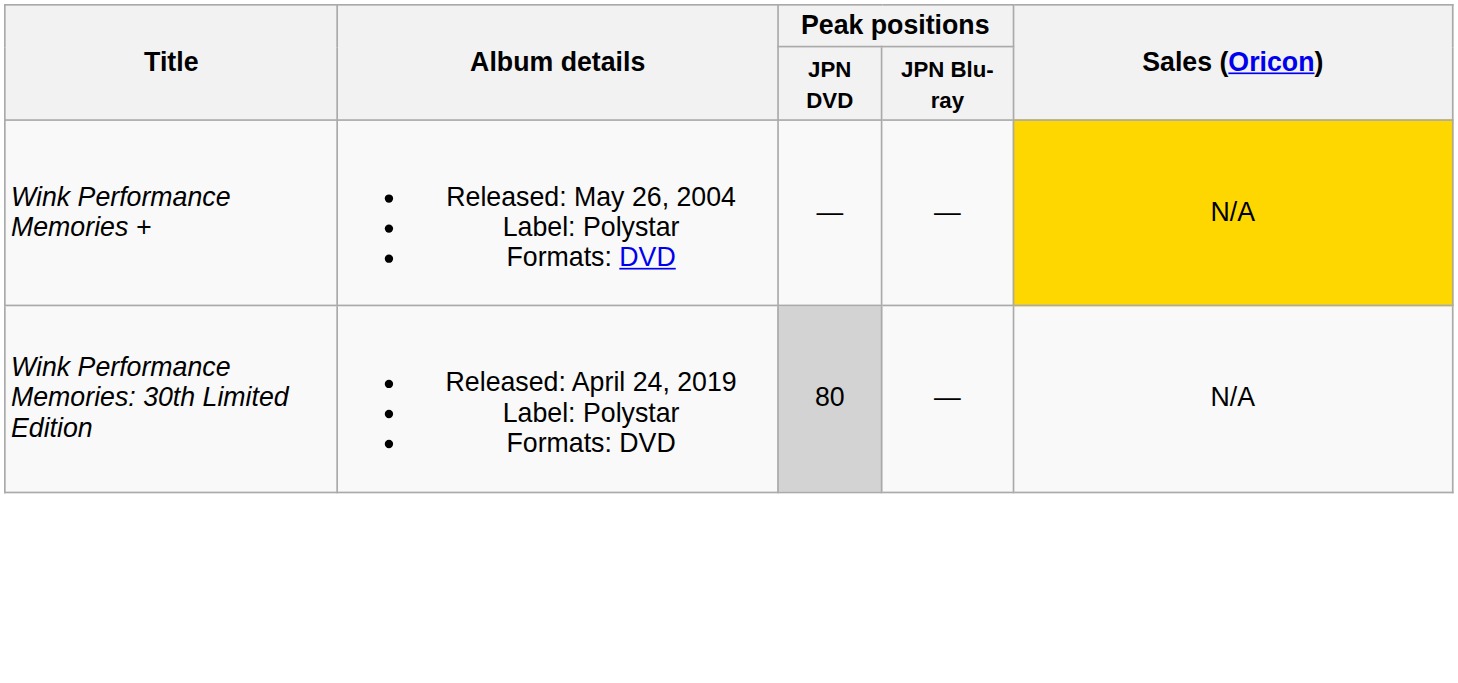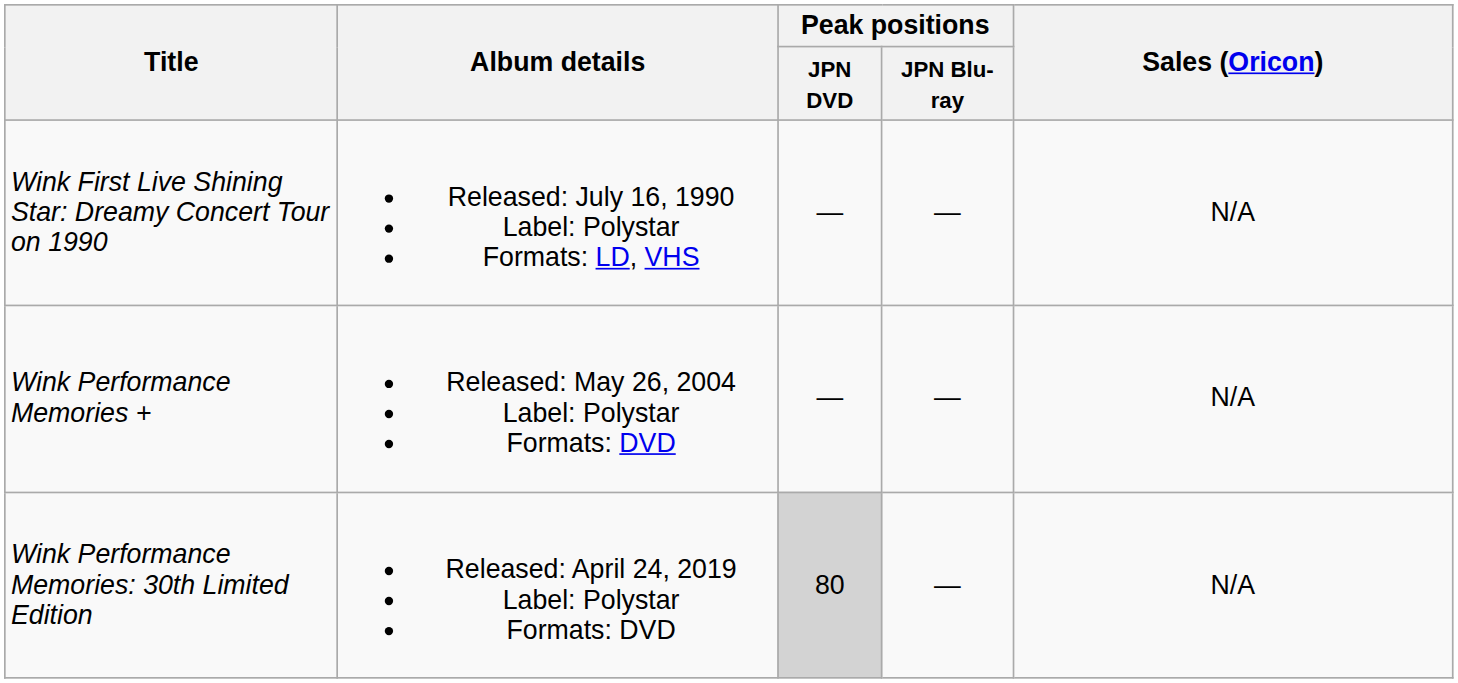+ row: (170, 212)
(1233, 212) gold background -> (1233, 398) no background
